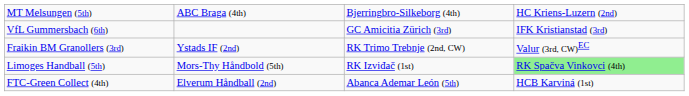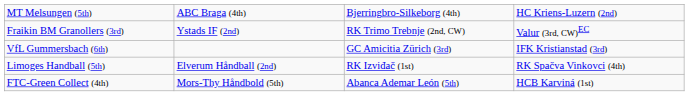rows swapped: (65, 47) <-> (57, 29)
(230, 65) Mors-Thy Håndbold (5th) -> (226, 65) Elverum Håndball (2nd)
(571, 65) lightgreen background -> (571, 65) no background
(226, 82) Elverum Håndball (2nd) -> (230, 82) Mors-Thy Håndbold (5th)
